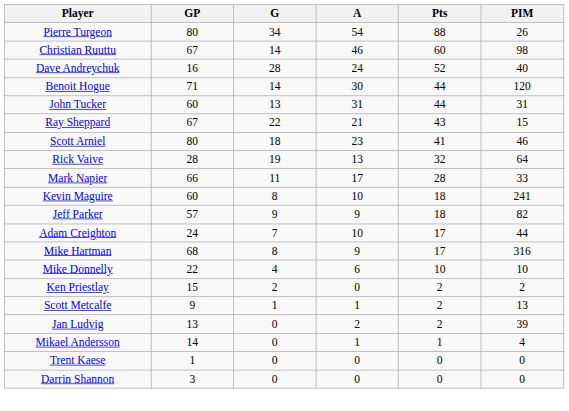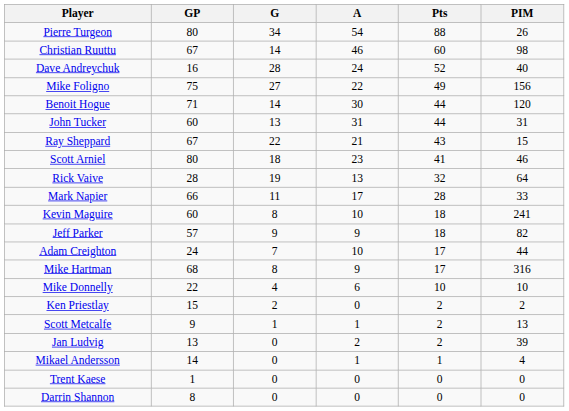+ row: (78, 86)
(192, 379) 3 -> (192, 397) 8
